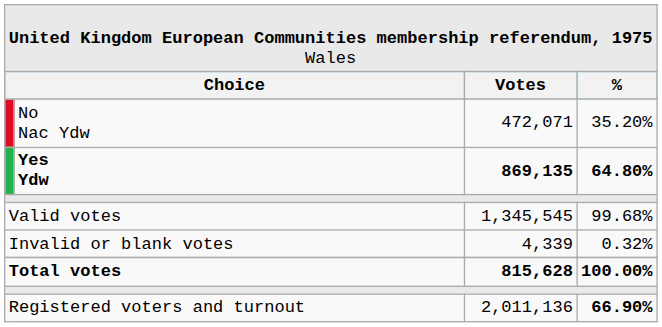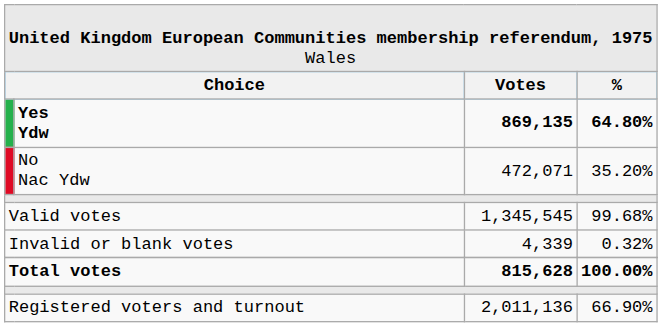rows swapped: (33, 171) <-> (54, 123)
(622, 308) bold -> (622, 308) normal
